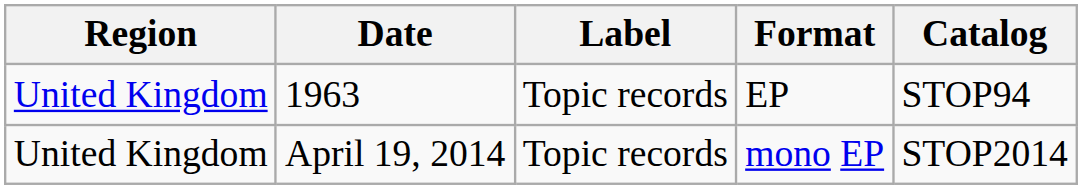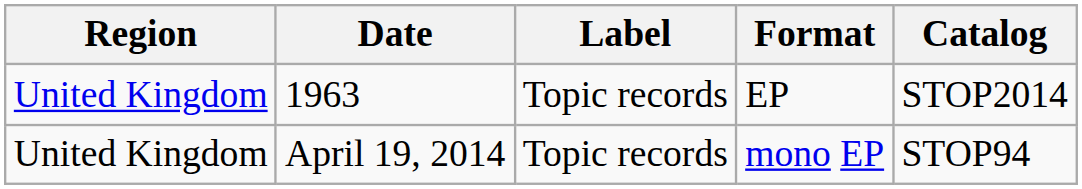(966, 93) STOP94 -> (985, 93) STOP2014
(985, 153) STOP2014 -> (966, 153) STOP94
